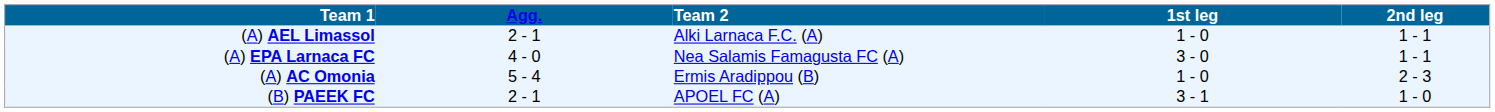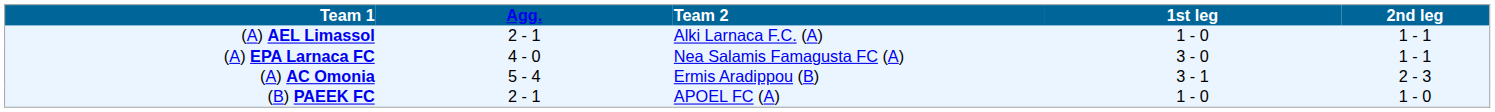(1192, 76) 1 - 0 -> (1192, 76) 3 - 1
(1192, 97) 3 - 1 -> (1192, 97) 1 - 0
